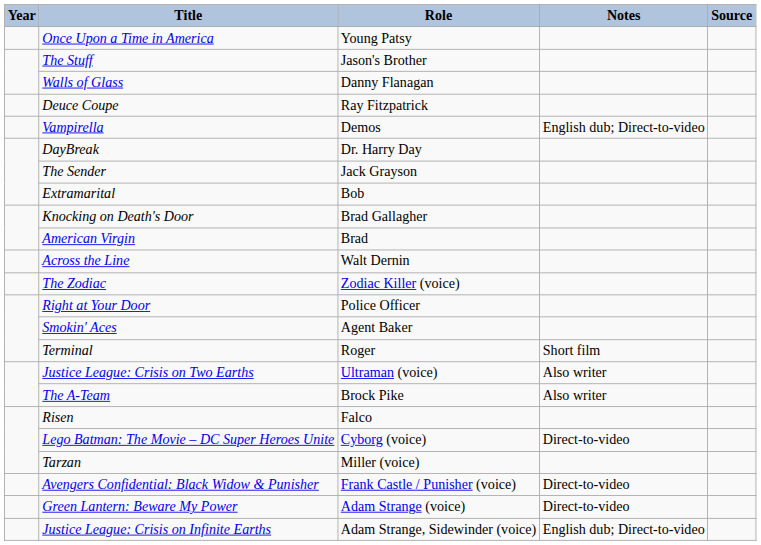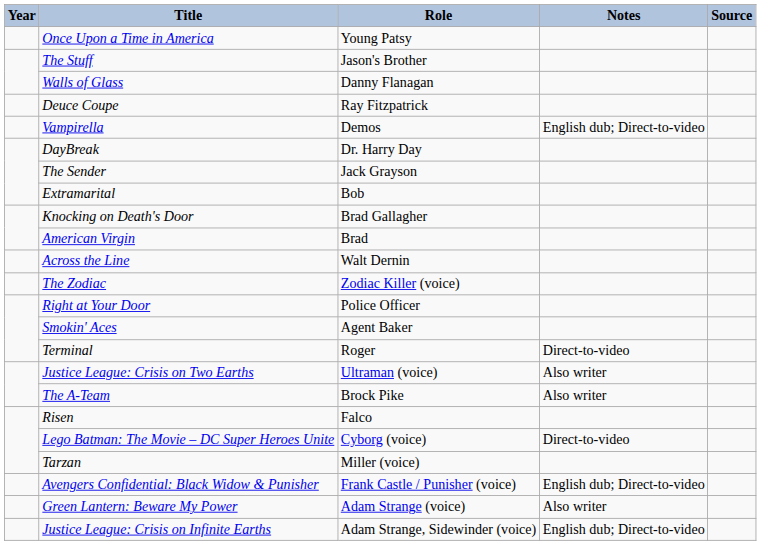(572, 350) Short film -> (586, 350) Direct-to-video
(586, 484) Direct-to-video -> (624, 484) English dub; Direct-to-video
(586, 506) Direct-to-video -> (575, 506) Also writer
